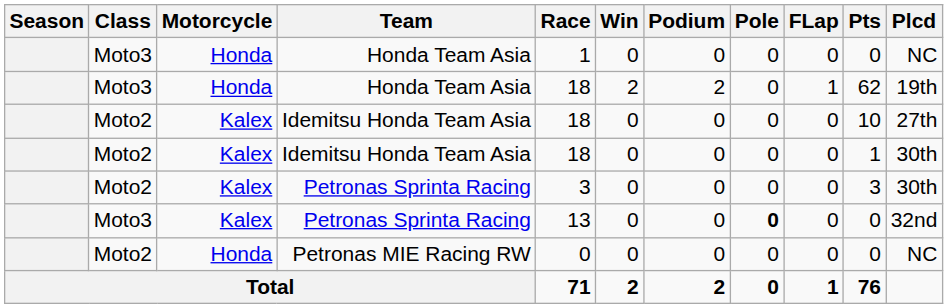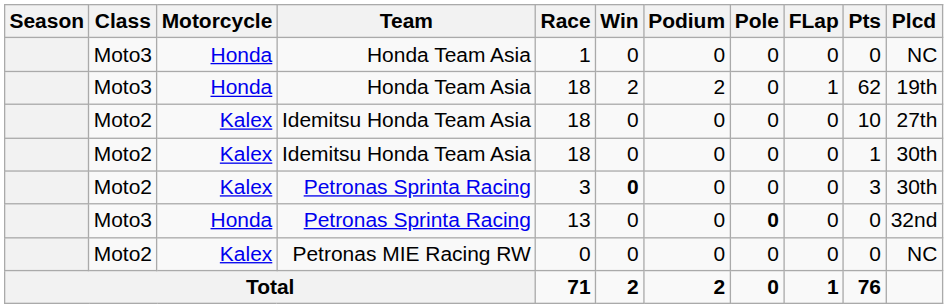(633, 187) normal -> (633, 187) bold
(246, 220) Kalex -> (241, 220) Honda
(241, 253) Honda -> (246, 253) Kalex
